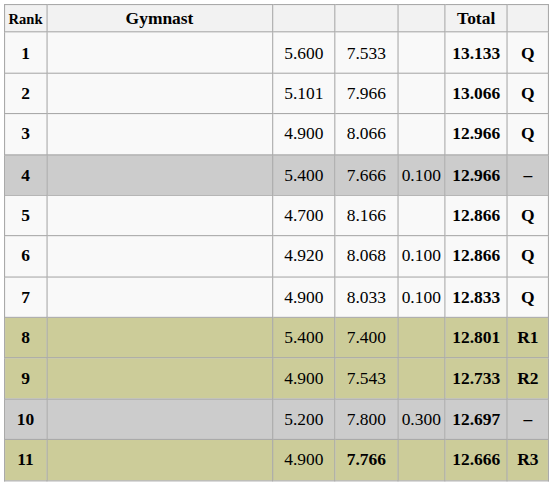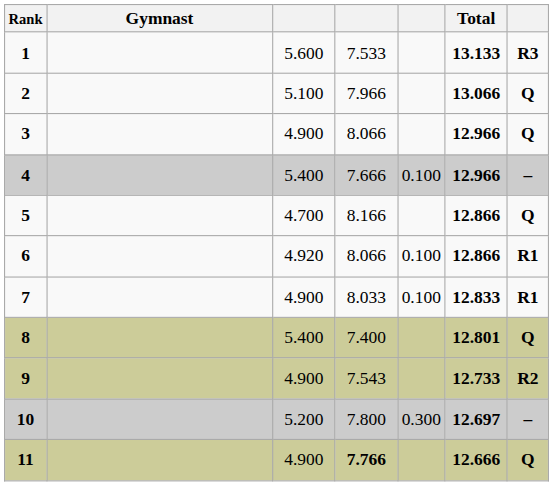(528, 52) Q -> (528, 52) R3
(304, 93) 5.101 -> (304, 93) 5.100
(366, 256) 8.068 -> (366, 256) 8.066
(528, 256) Q -> (528, 256) R1
(528, 296) Q -> (528, 296) R1
(528, 337) R1 -> (528, 337) Q
(528, 459) R3 -> (528, 459) Q
